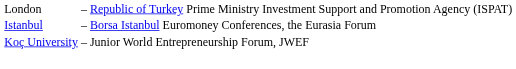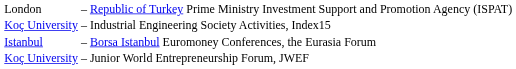+ row: (206, 25)
